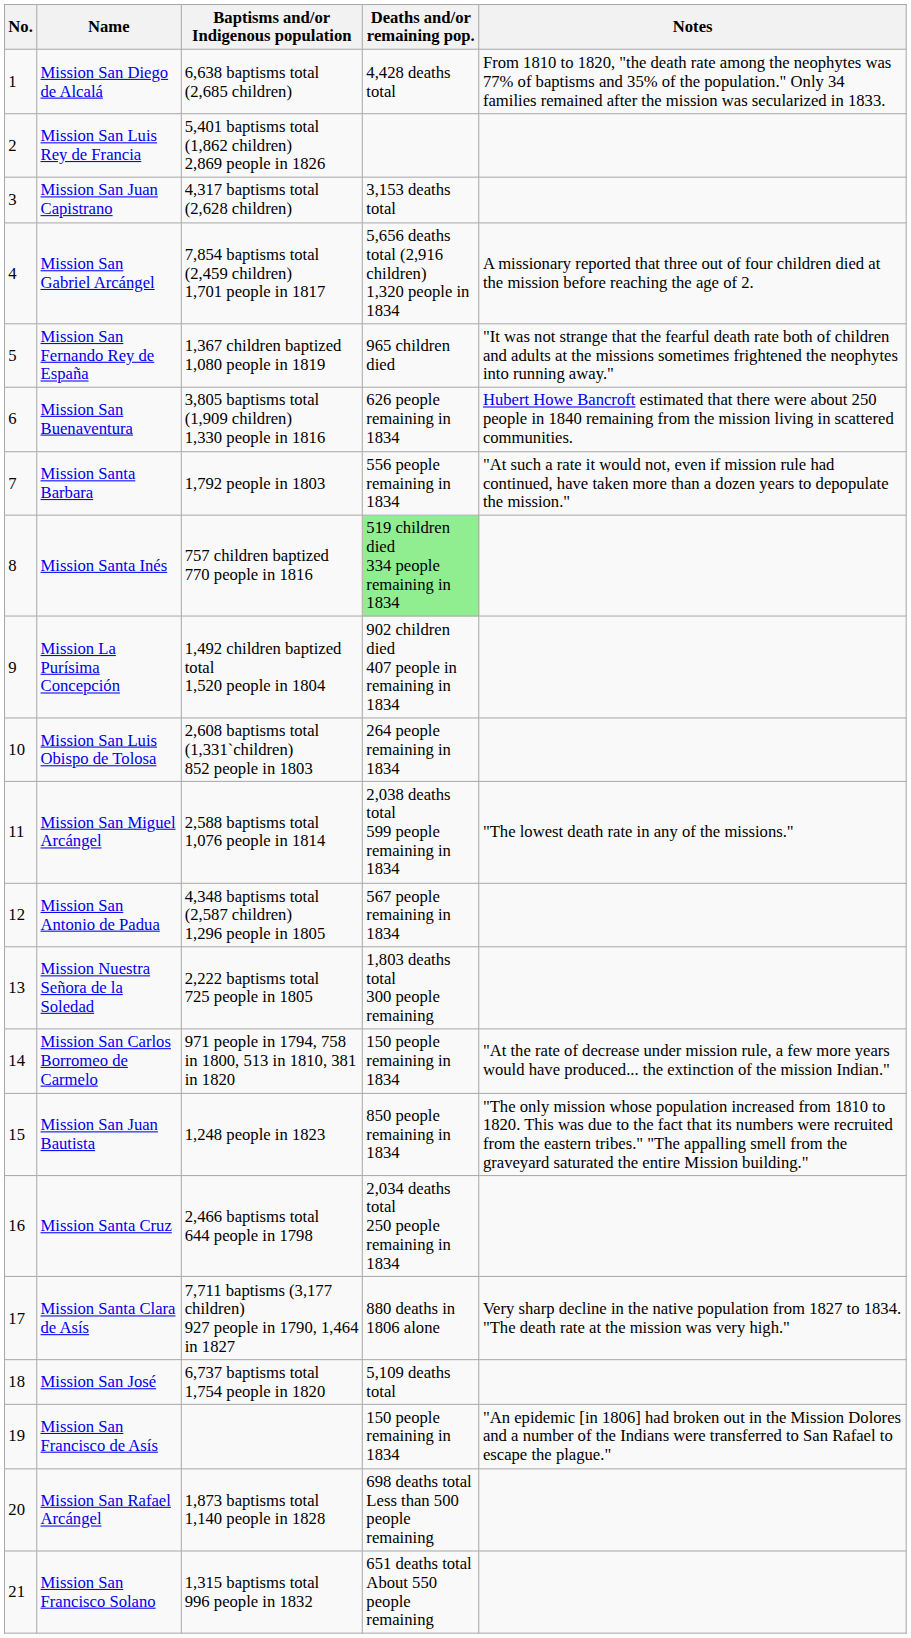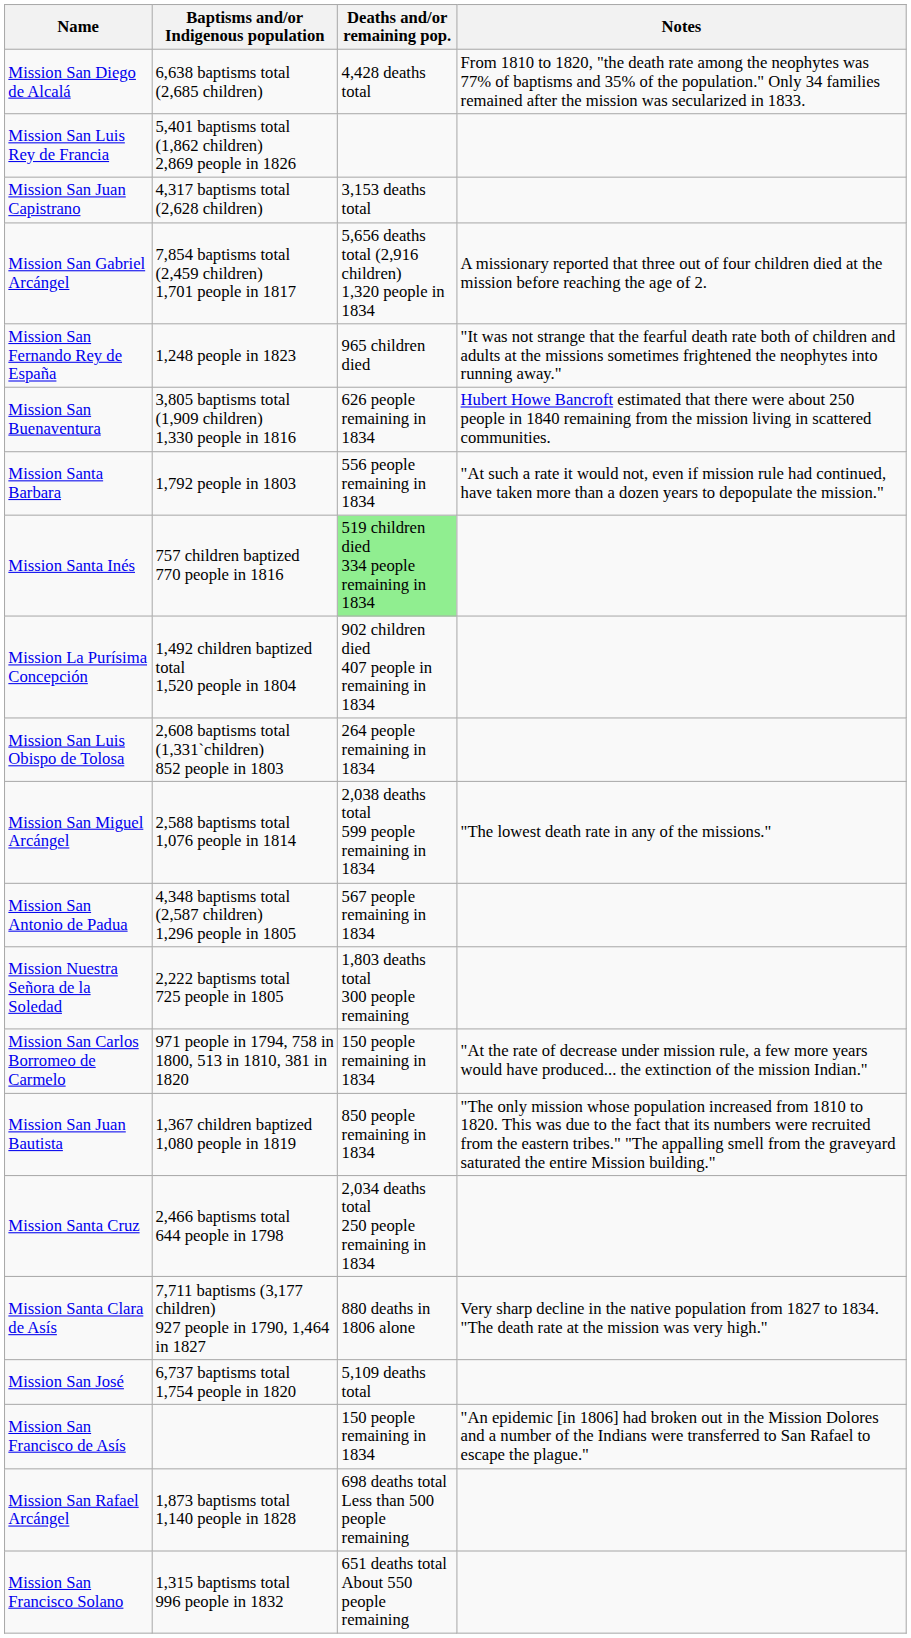- column: (21, 27)
(263, 355) 1,367 children baptized 1,080 people in 1819 -> (226, 355) 1,248 people in 1823
(255, 1134) 1,248 people in 1823 -> (234, 1134) 1,367 children baptized 1,080 people in 1819
